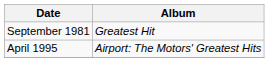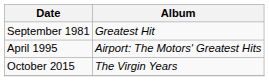+ row: (41, 66)
